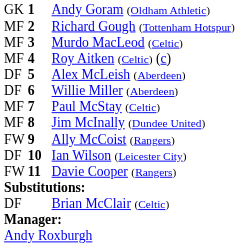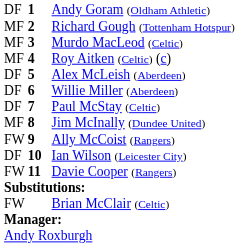(14, 10) GK -> (13, 10) DF
(14, 106) MF -> (13, 106) DF
(13, 203) DF -> (14, 203) FW
